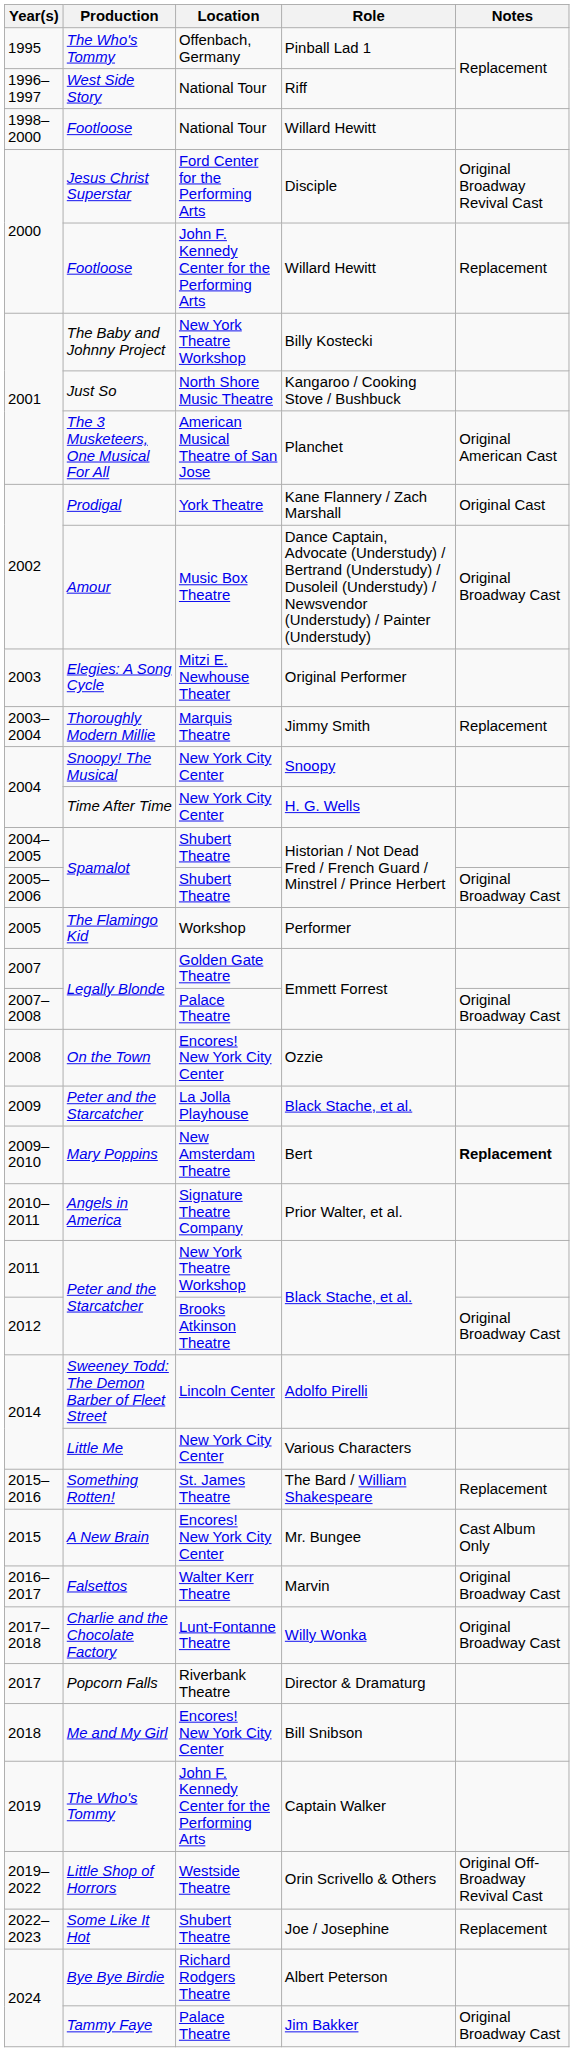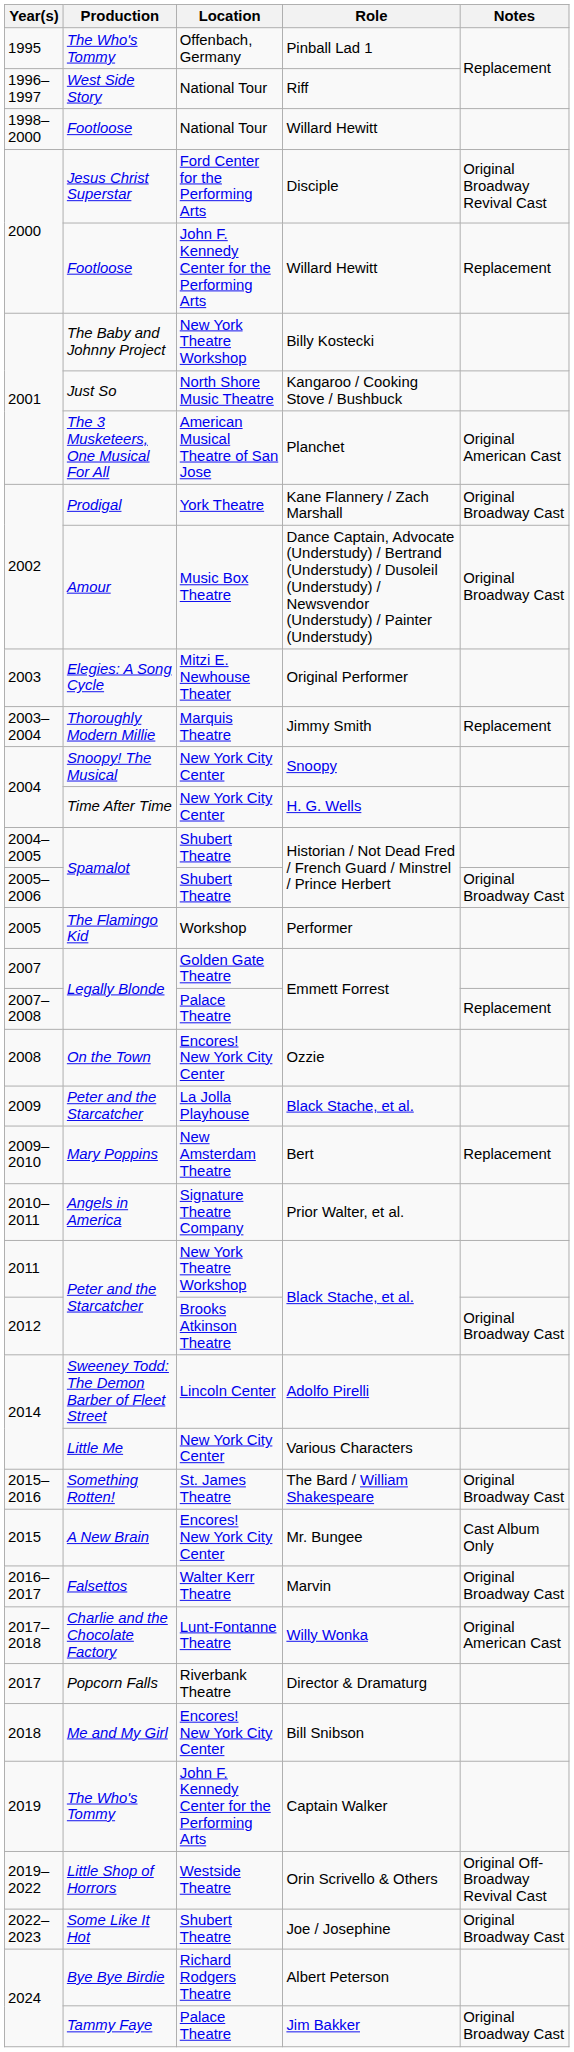(502, 504) Original Cast -> (514, 504) Original Broadway Cast
(510, 1008) Original Broadway Cast -> (507, 1008) Replacement
(506, 1154) bold -> (507, 1154) normal
(503, 1488) Replacement -> (514, 1488) Original Broadway Cast
(510, 1635) Original Broadway Cast -> (512, 1635) Original American Cast
(503, 1928) Replacement -> (514, 1928) Original Broadway Cast
